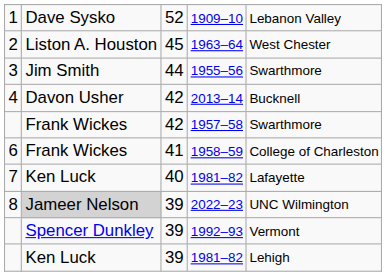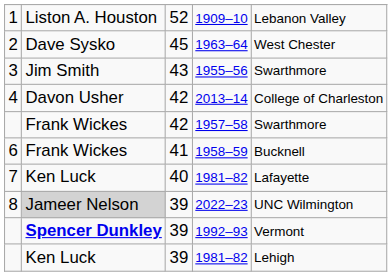(70, 17) Dave Sysko -> (91, 17) Liston A. Houston
(91, 44) Liston A. Houston -> (70, 44) Dave Sysko
(174, 71) 44 -> (179, 71) 43
(275, 98) Bucknell -> (319, 98) College of Charleston
(314, 151) College of Charleston -> (279, 151) Bucknell
(89, 230) normal -> (94, 230) bold
